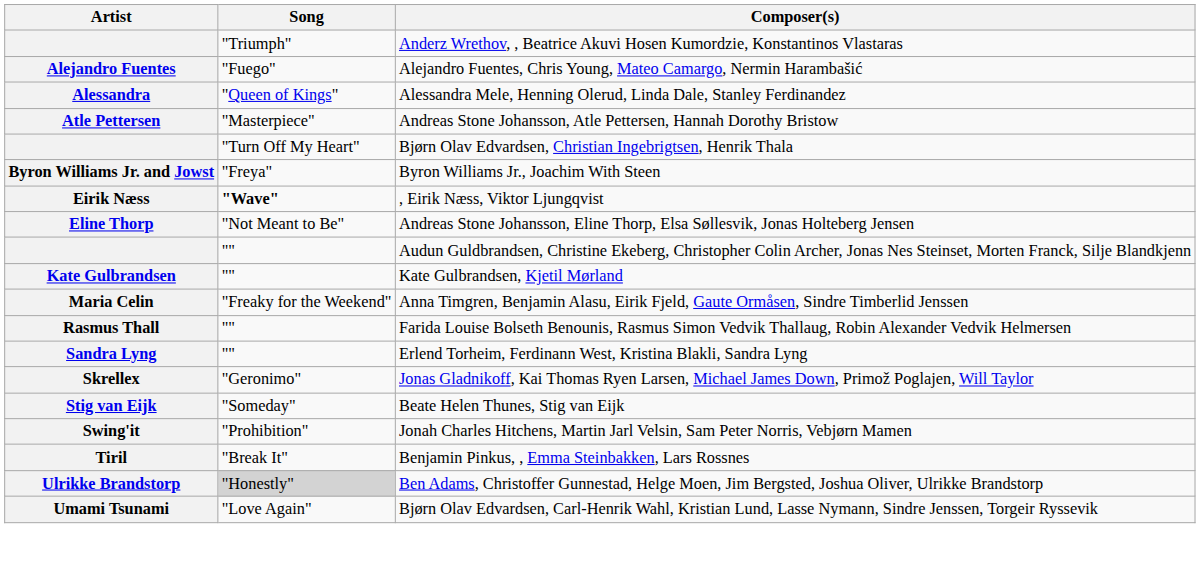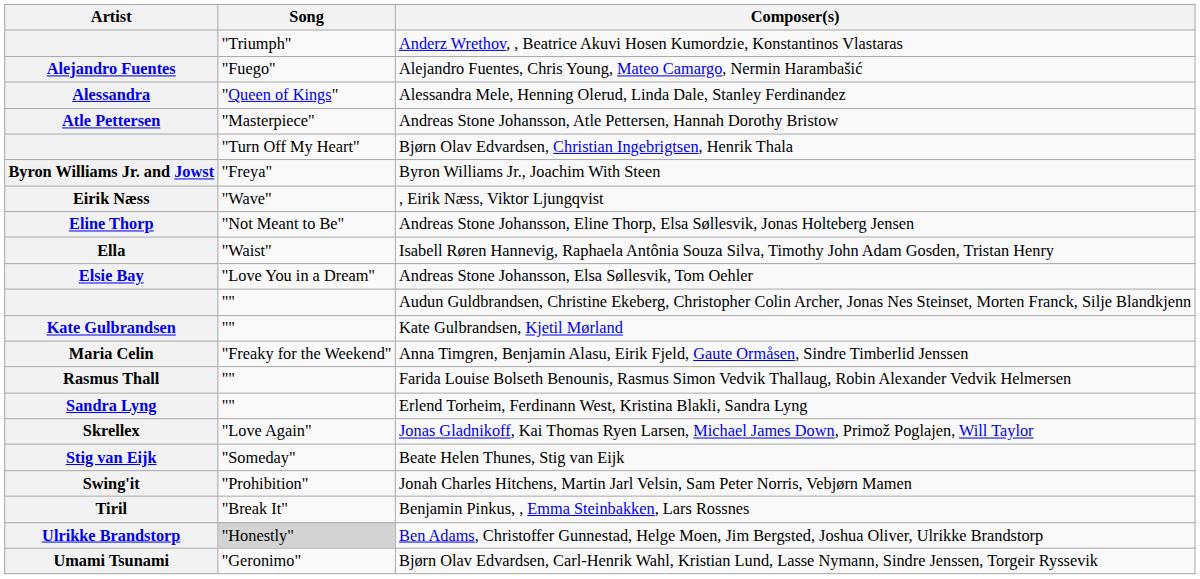(250, 198) bold -> (247, 198) normal
+ row: (111, 250)
+ row: (111, 276)
(261, 379) "Geronimo" -> (267, 431) "Love Again"
(267, 509) "Love Again" -> (261, 560) "Geronimo"
